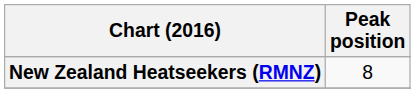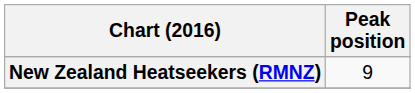(368, 72) 8 -> (368, 72) 9
